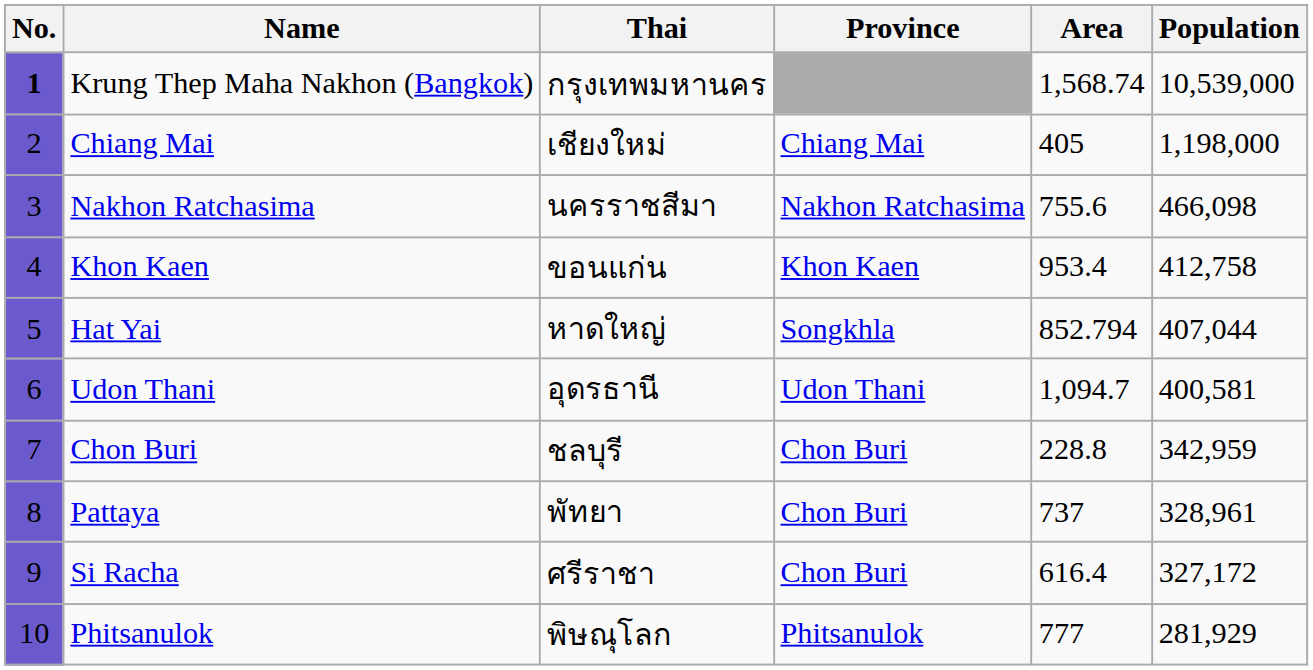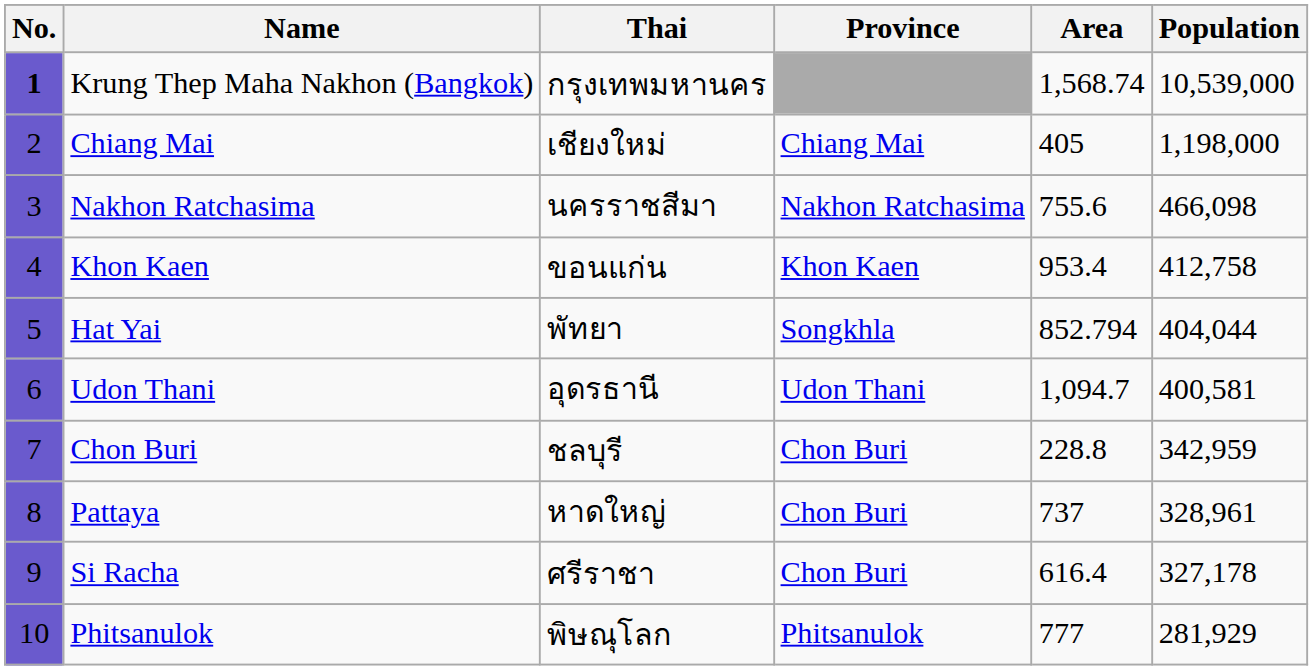(607, 328) หาดใหญ่ -> (585, 328) พัทยา
(1208, 327) 407,044 -> (1208, 327) 404,044
(585, 512) พัทยา -> (607, 512) หาดใหญ่
(1208, 572) 327,172 -> (1208, 572) 327,178
